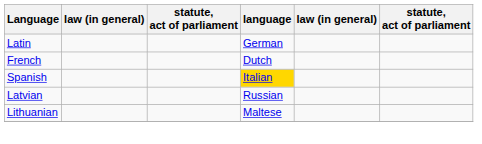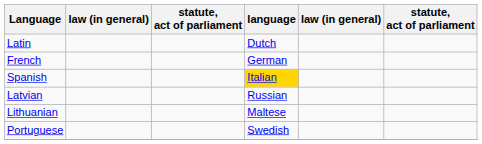(263, 43) German -> (262, 43) Dutch
(257, 60) Dutch -> (267, 60) German
+ row: (35, 130)
